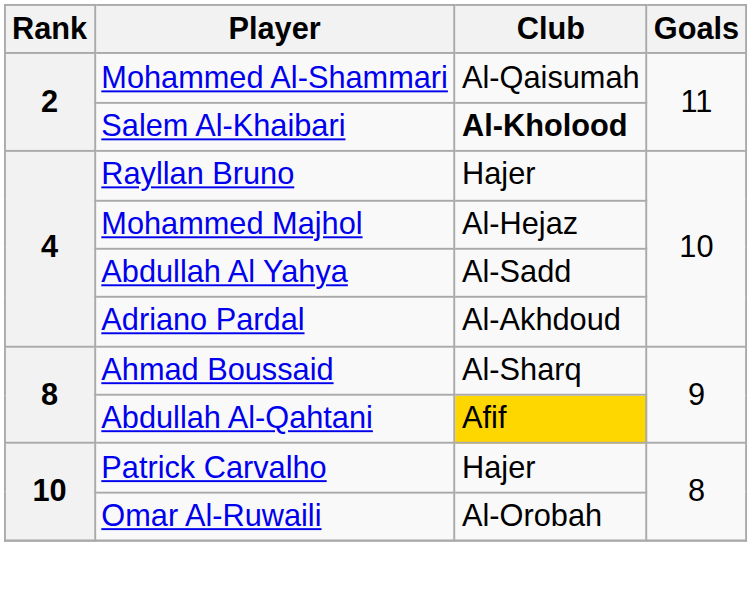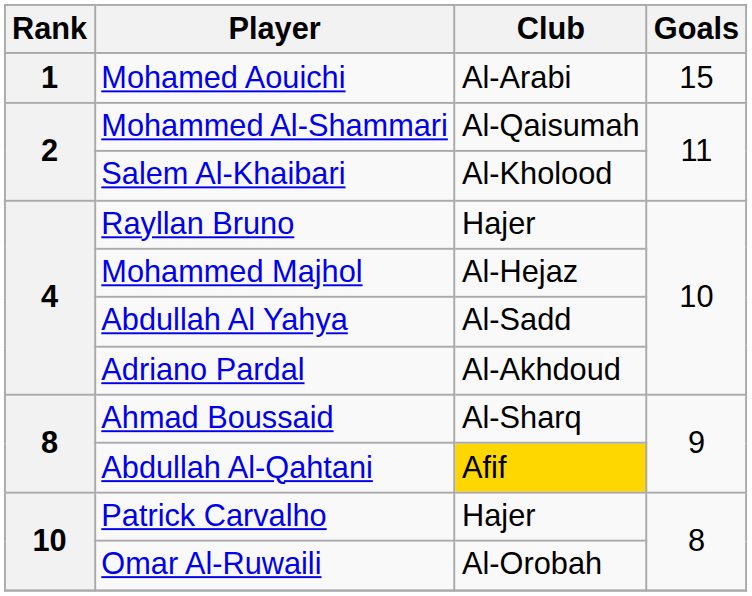+ row: (223, 77)
(545, 126) bold -> (537, 175) normal
